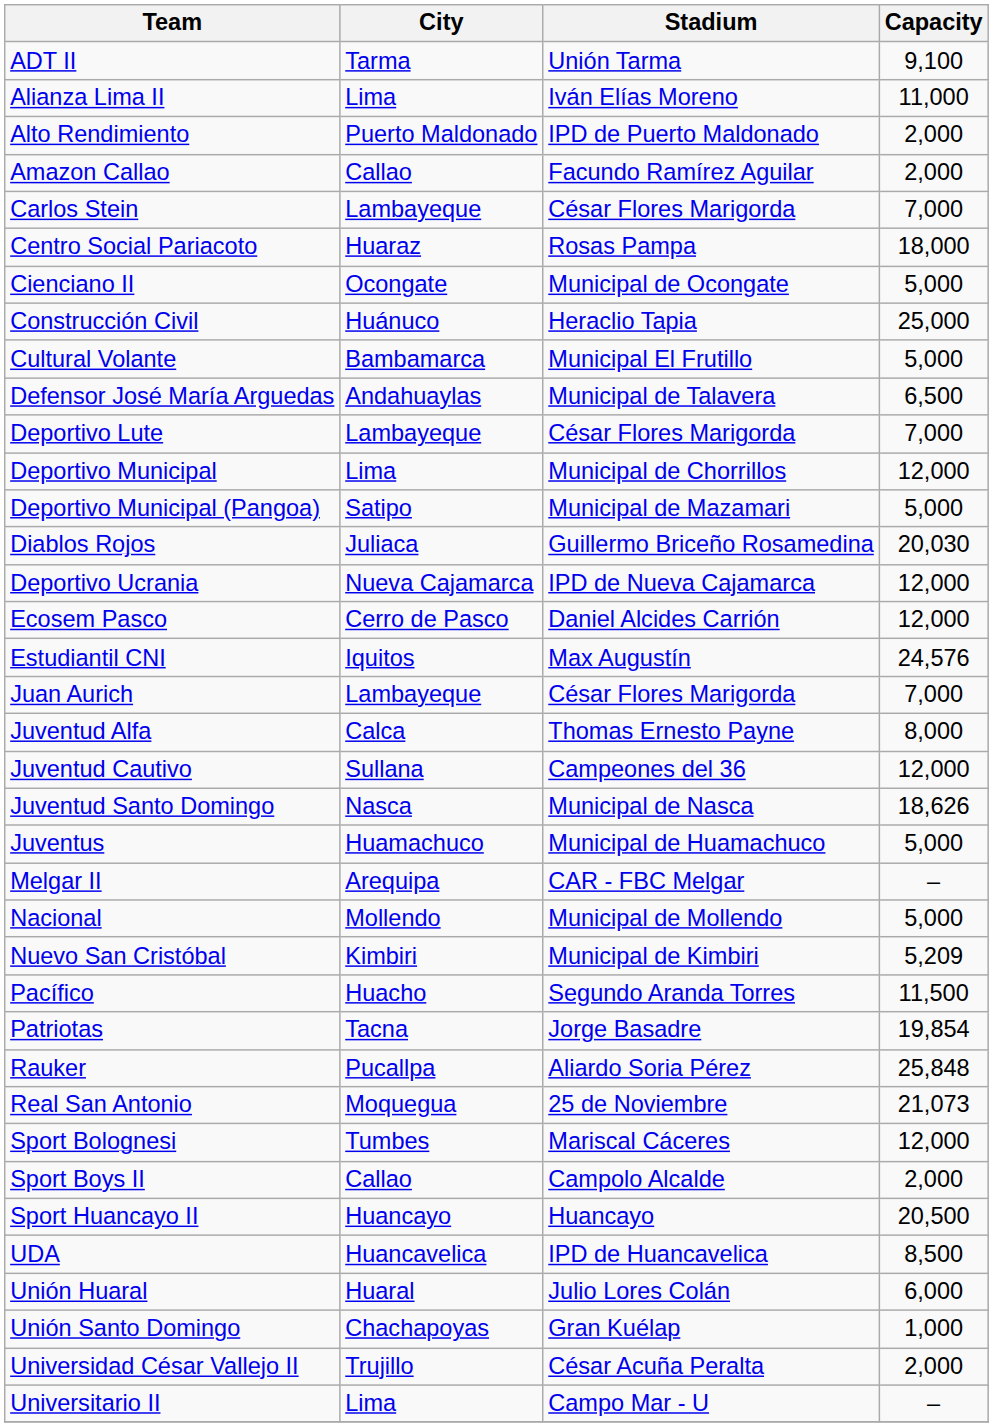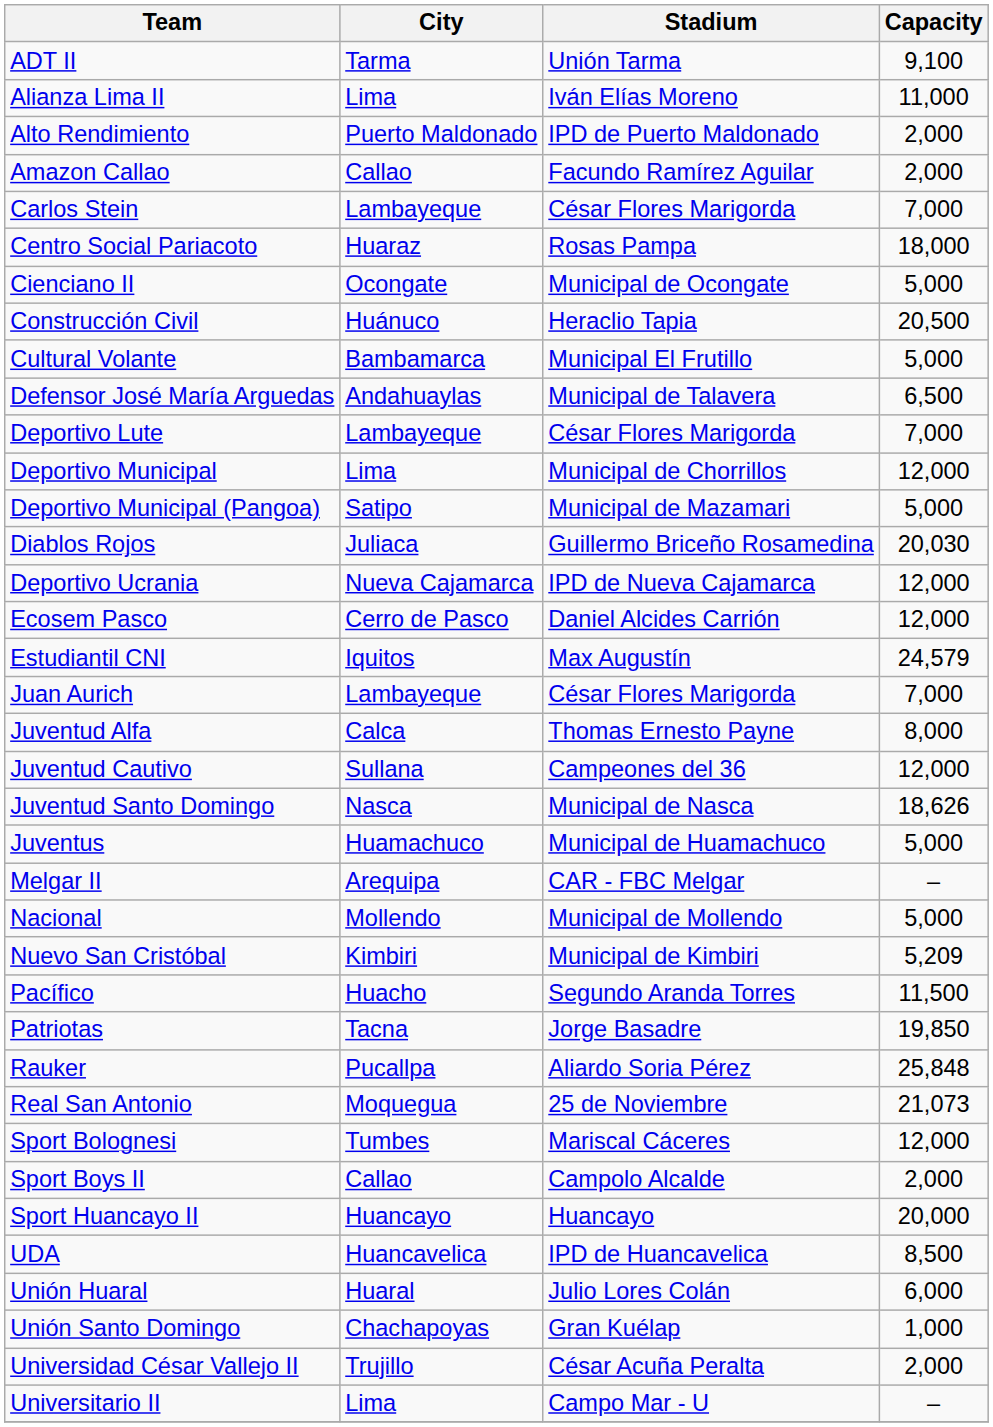(934, 321) 25,000 -> (934, 321) 20,500
(934, 657) 24,576 -> (934, 657) 24,579
(934, 1030) 19,854 -> (934, 1030) 19,850
(934, 1216) 20,500 -> (934, 1216) 20,000
